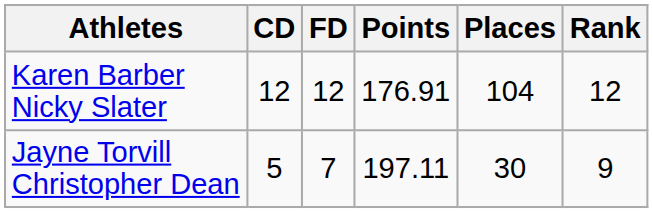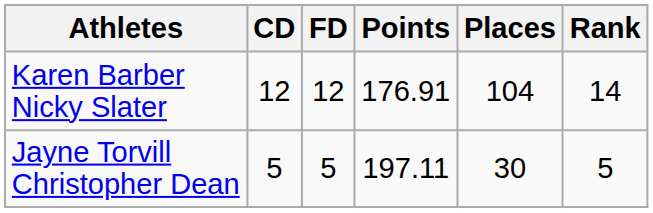(605, 90) 12 -> (605, 90) 14
(328, 169) 7 -> (328, 169) 5
(605, 169) 9 -> (605, 169) 5
